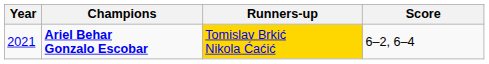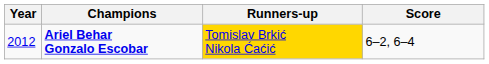(21, 41) 2021 -> (21, 41) 2012
